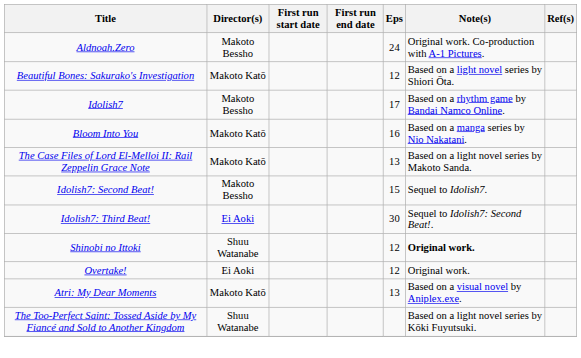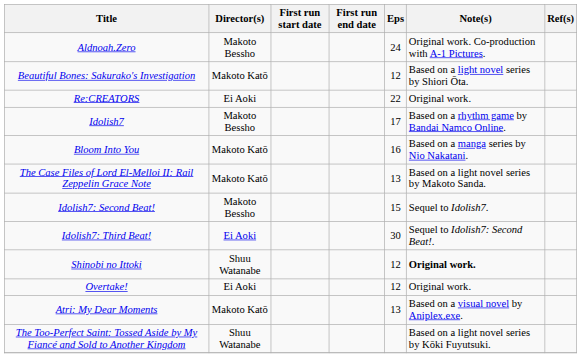+ row: (107, 98)
